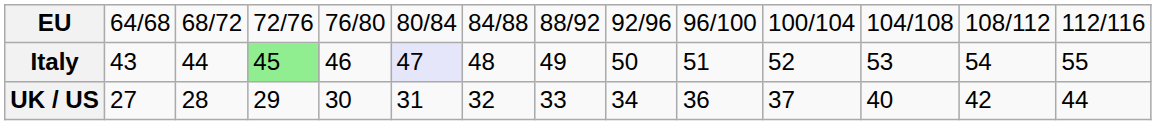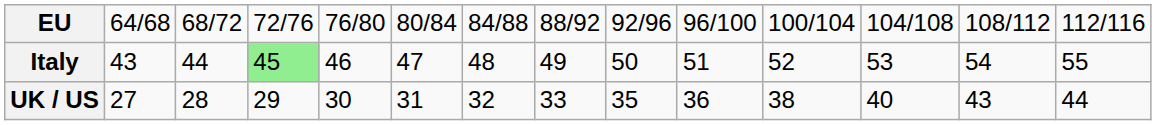(410, 61) lavender background -> (410, 61) no background
(625, 100) 34 -> (625, 100) 35
(781, 100) 37 -> (781, 100) 38
(978, 100) 42 -> (978, 100) 43
